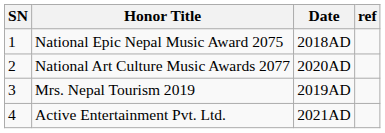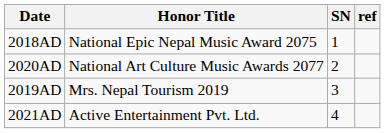columns swapped: (18, 16) <-> (324, 16)
